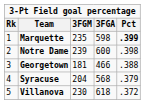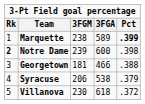(80, 38) 235 -> (80, 38) 238
(103, 38) 598 -> (103, 38) 589
(9, 52) normal -> (9, 52) bold
(80, 79) 204 -> (80, 79) 206
(103, 79) 568 -> (103, 79) 538
